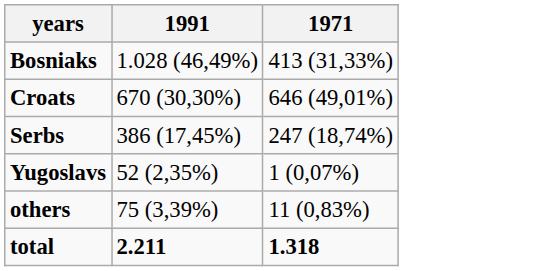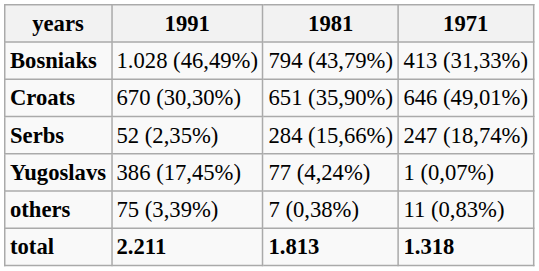+ column: (331, 23)
(179, 135) 386 (17,45%) -> (167, 135) 52 (2,35%)
(167, 172) 52 (2,35%) -> (179, 172) 386 (17,45%)
